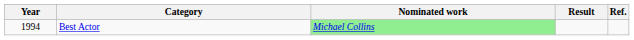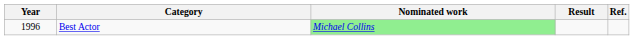(31, 27) 1994 -> (31, 27) 1996
